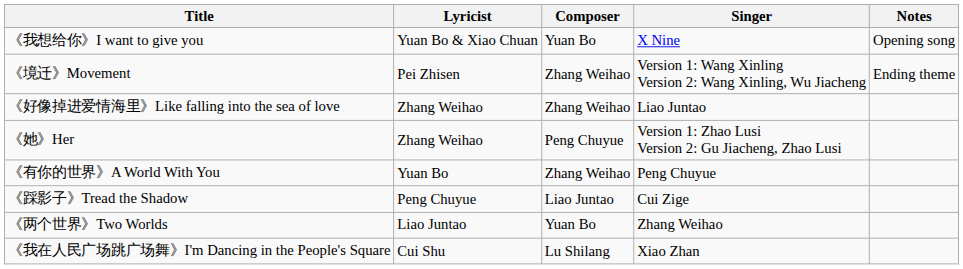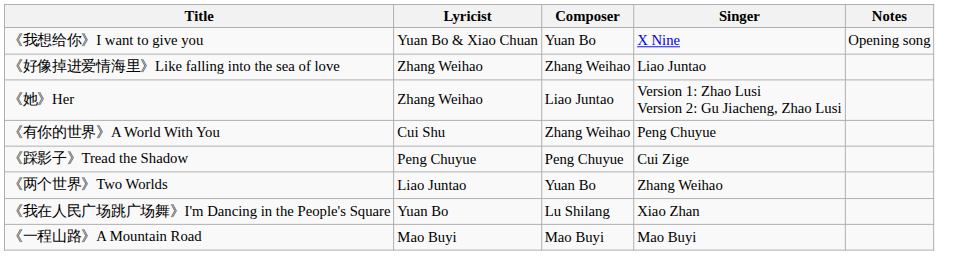- row: (69, 73)
(584, 139) Peng Chuyue -> (579, 100) Liao Juntao
(423, 172) Yuan Bo -> (421, 133) Cui Shu
(579, 199) Liao Juntao -> (584, 159) Peng Chuyue
(421, 251) Cui Shu -> (423, 211) Yuan Bo
+ row: (105, 236)
